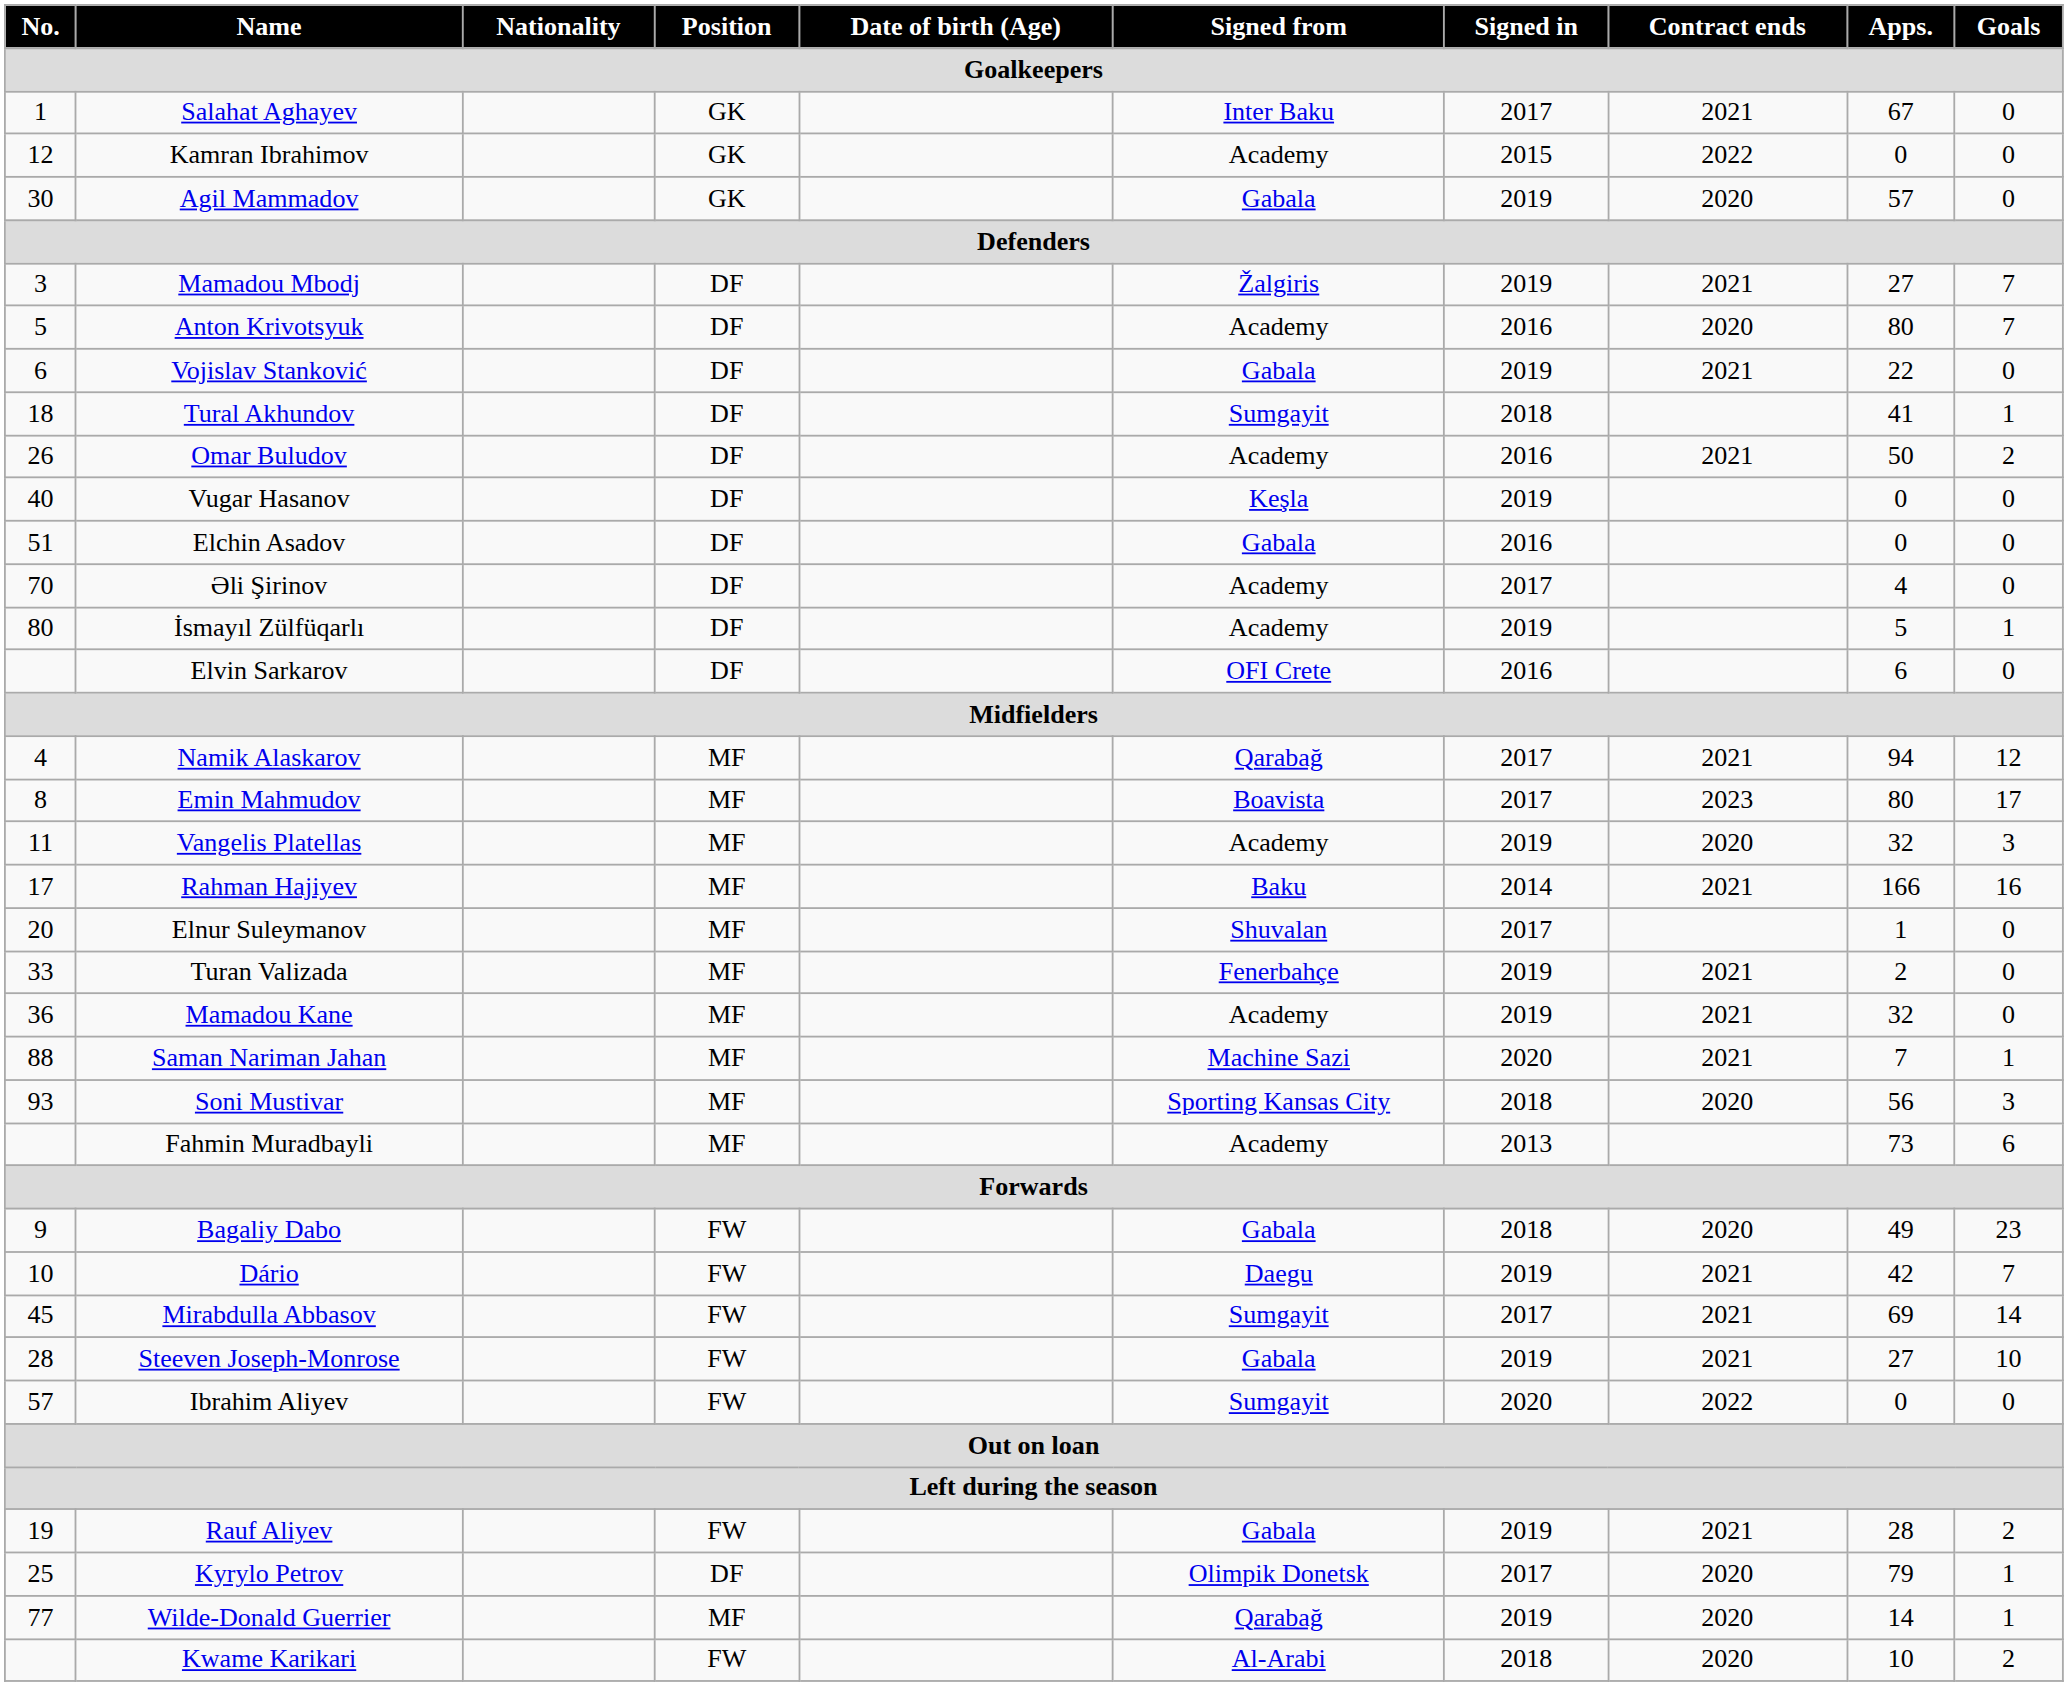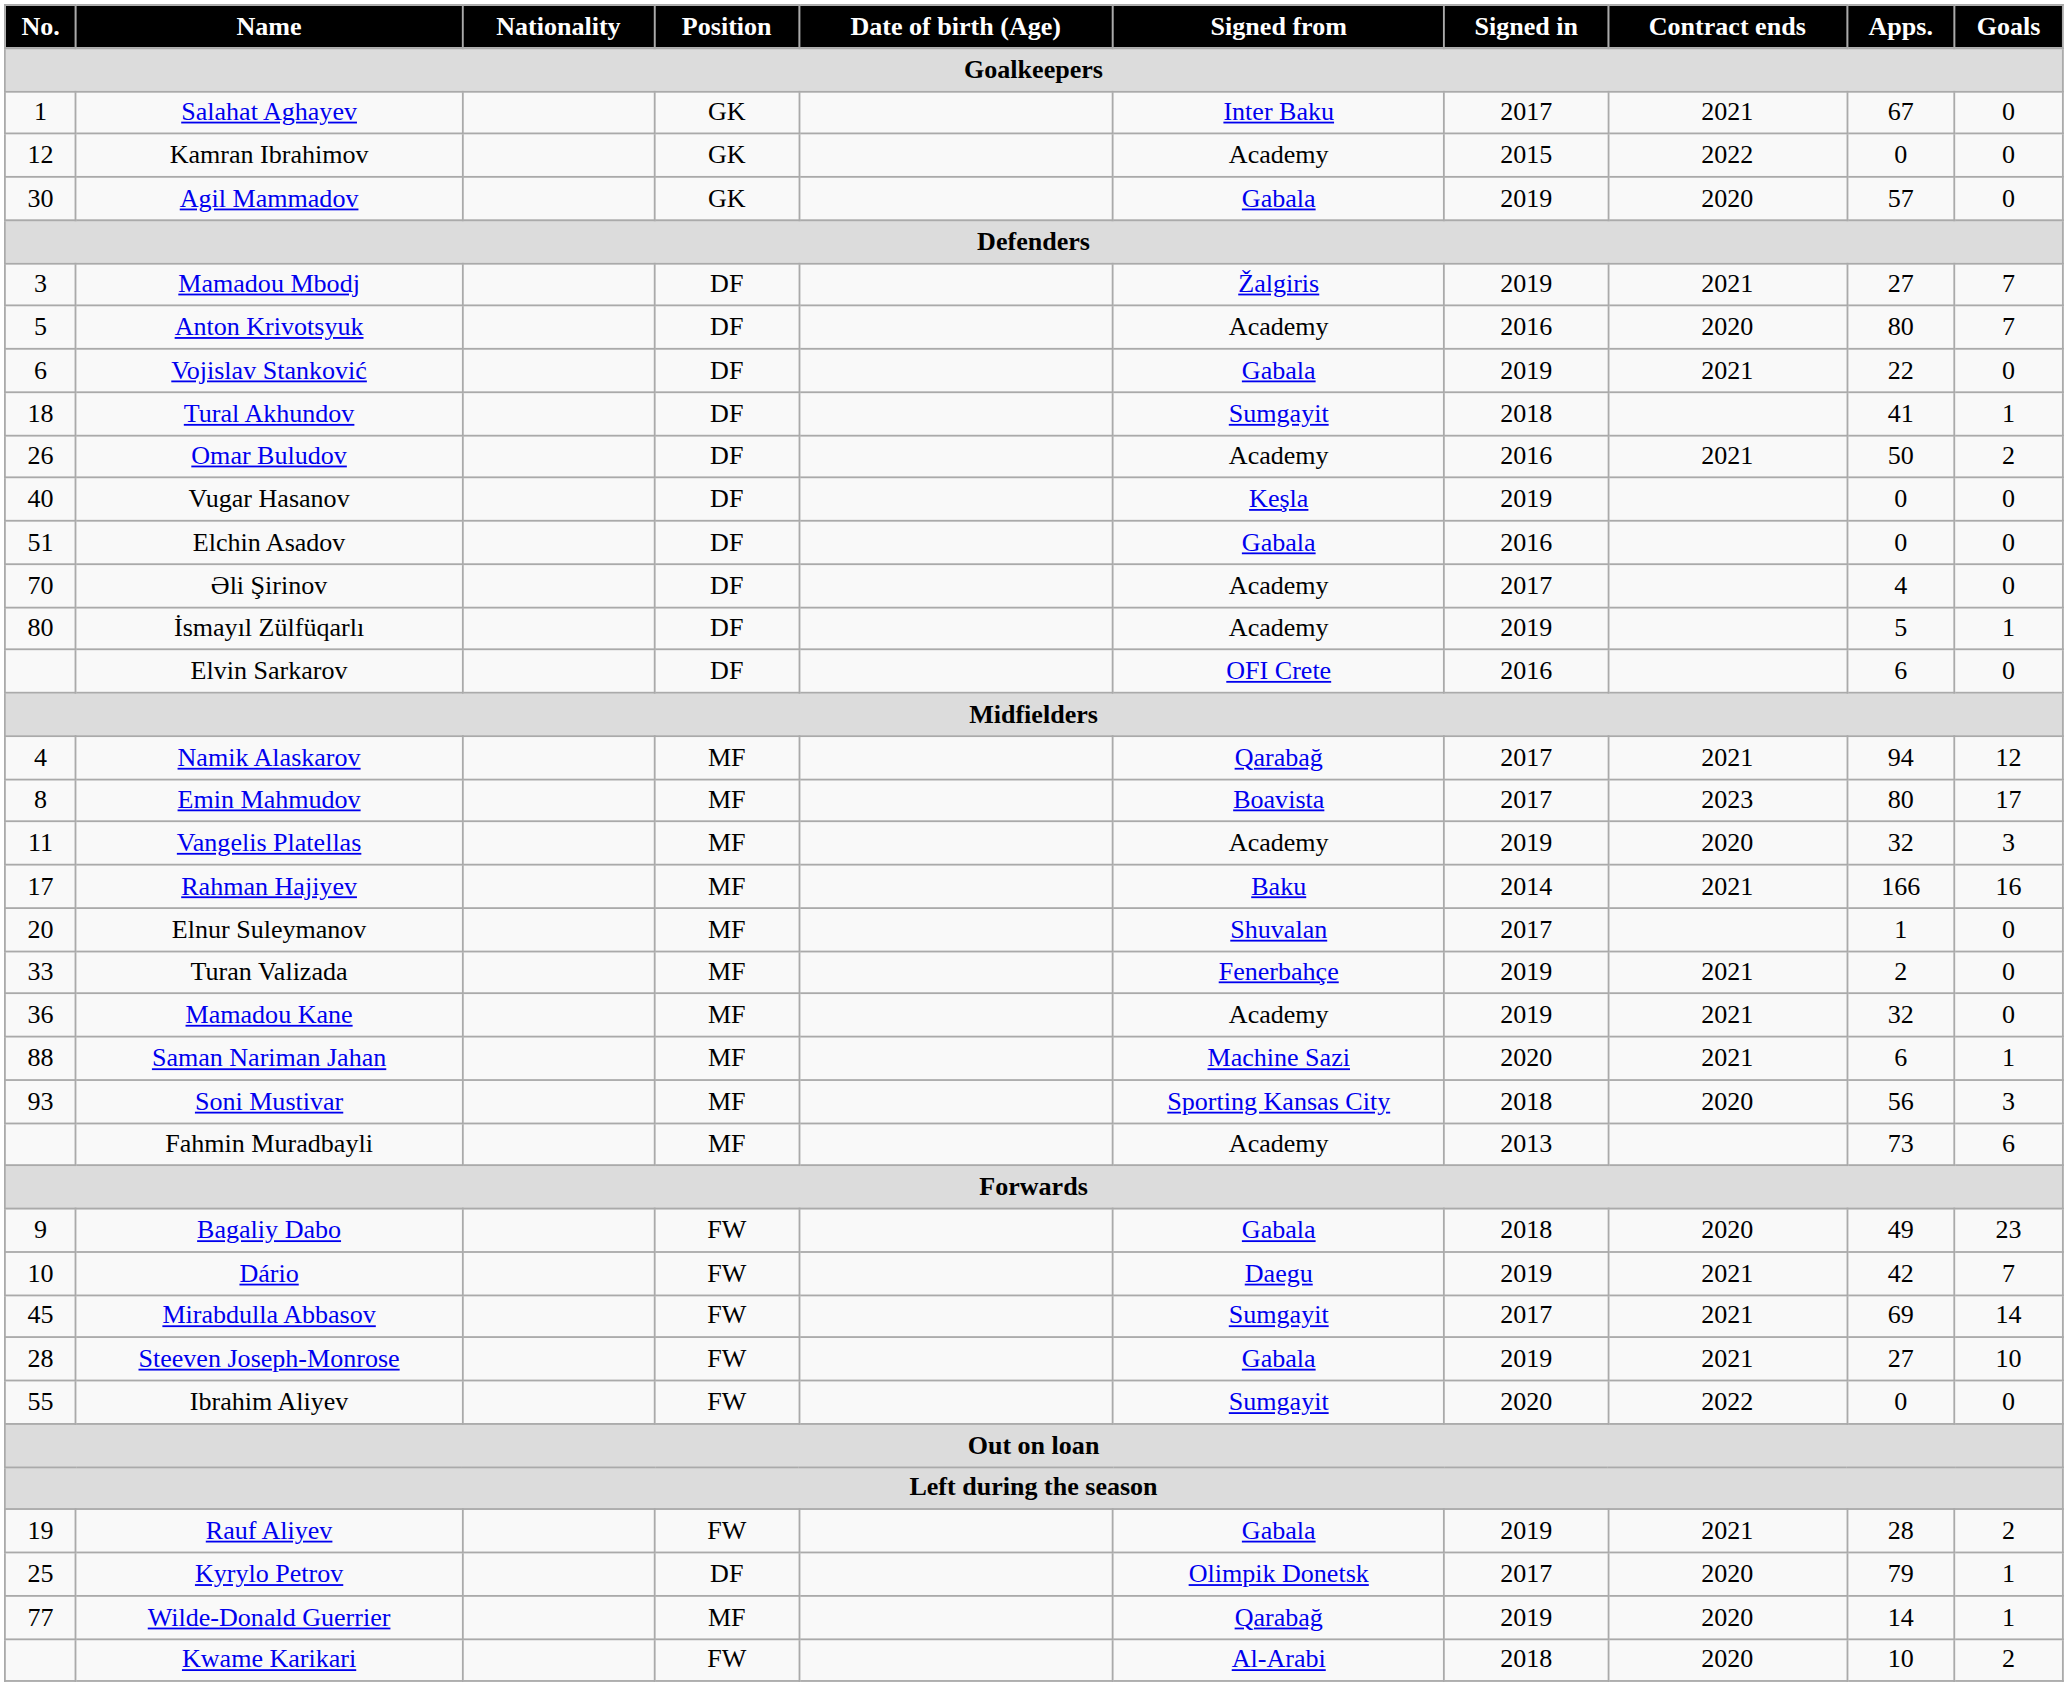(1901, 1058) 7 -> (1901, 1058) 6
(41, 1401) 57 -> (41, 1401) 55
